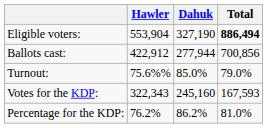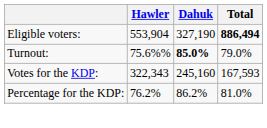- row: (37, 54)
(192, 73) normal -> (193, 54) bold
